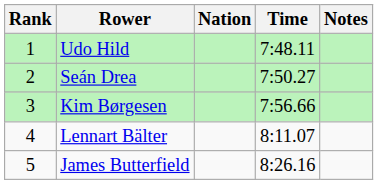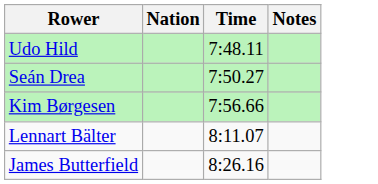- column: (30, 19)
